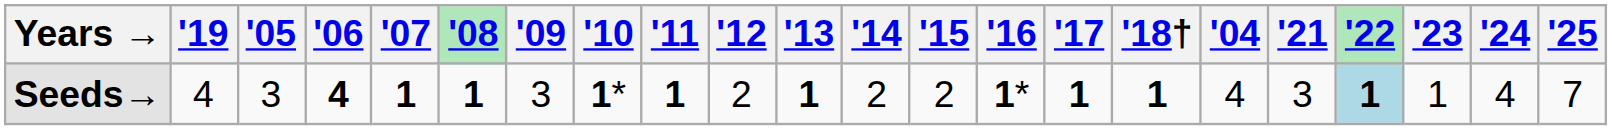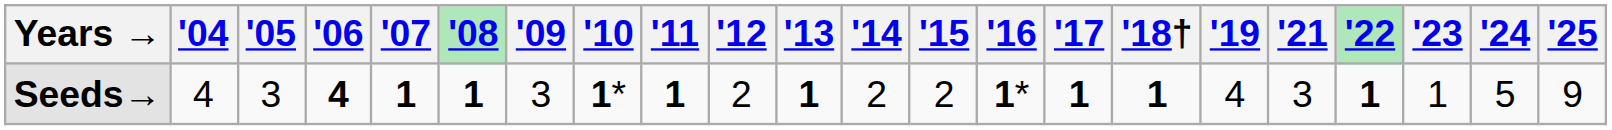columns swapped: (1235, 34) <-> (203, 34)
(1370, 93) lightblue background -> (1370, 93) no background
(1505, 93) 4 -> (1505, 93) 5
(1573, 93) 7 -> (1573, 93) 9
